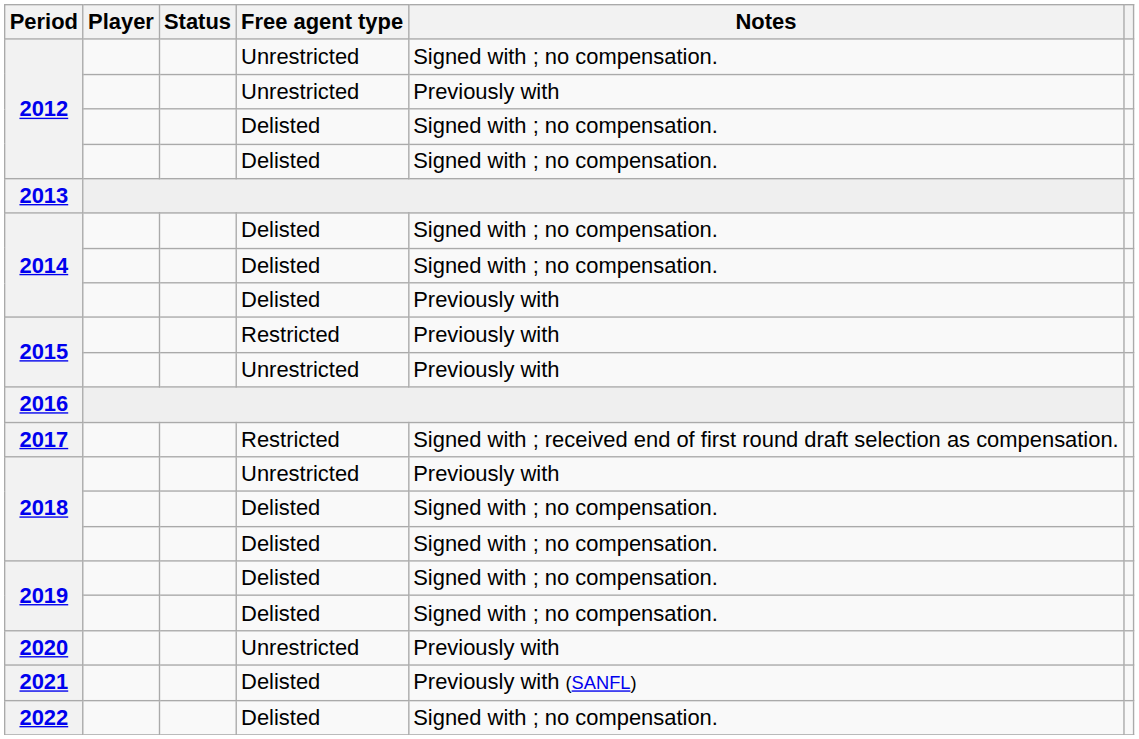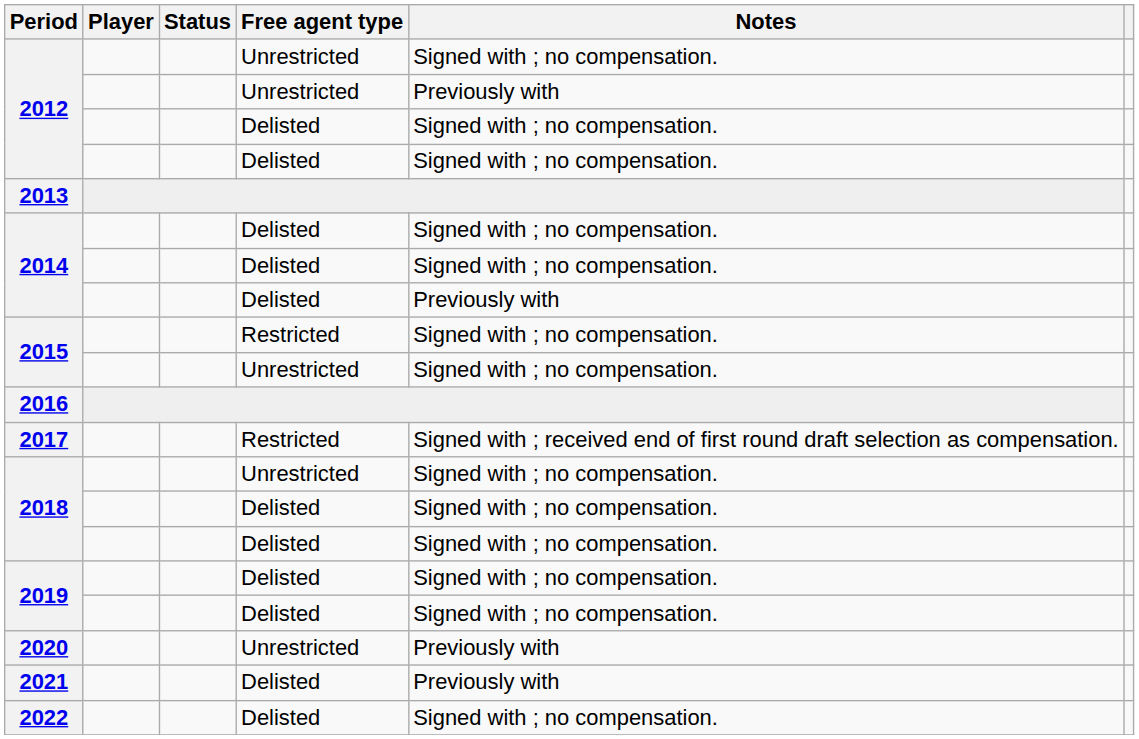(486, 334) Previously with -> (566, 334) Signed with ; no compensation.
(486, 369) Previously with -> (566, 369) Signed with ; no compensation.
(486, 473) Previously with -> (566, 473) Signed with ; no compensation.
(525, 682) Previously with (SANFL) -> (486, 682) Previously with
